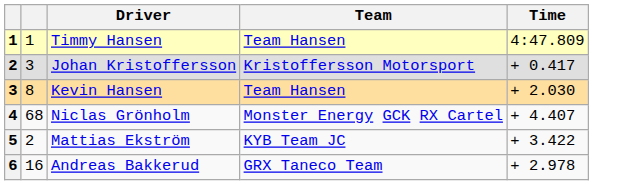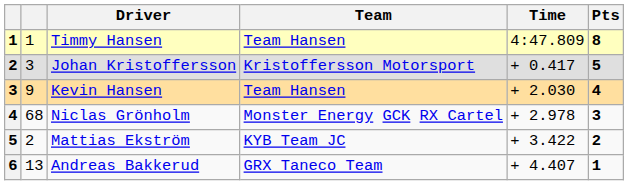+ column: (606, 17)
(30, 92) 8 -> (30, 92) 9
(543, 117) + 4.407 -> (543, 117) + 2.978
(34, 167) 16 -> (34, 167) 13
(543, 167) + 2.978 -> (543, 167) + 4.407
